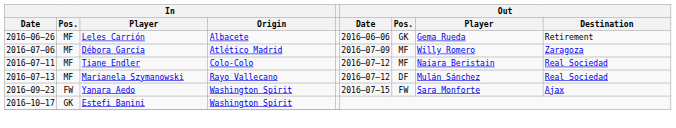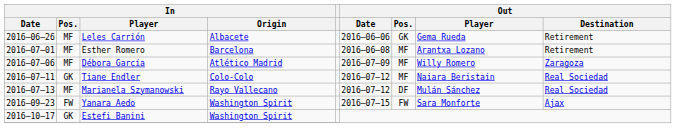+ row: (113, 50)
(68, 63) MF -> (68, 77) GK
